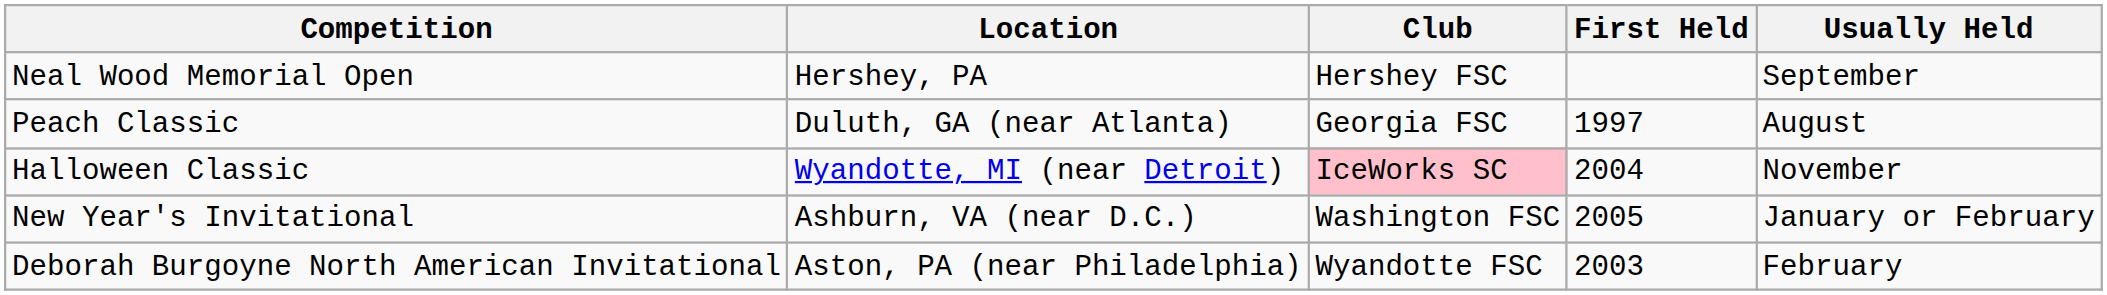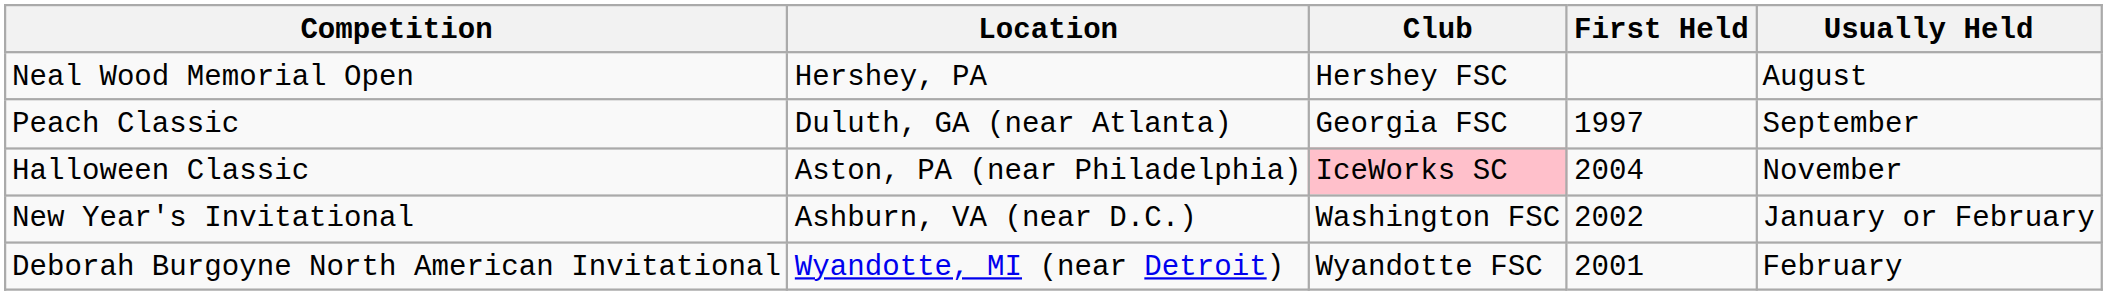(1841, 76) September -> (1815, 76) August
(1815, 124) August -> (1841, 124) September
(1039, 171) Wyandotte, MI (near Detroit) -> (1048, 171) Aston, PA (near Philadelphia)
(1609, 219) 2005 -> (1609, 219) 2002
(1048, 266) Aston, PA (near Philadelphia) -> (1039, 266) Wyandotte, MI (near Detroit)
(1609, 266) 2003 -> (1609, 266) 2001
